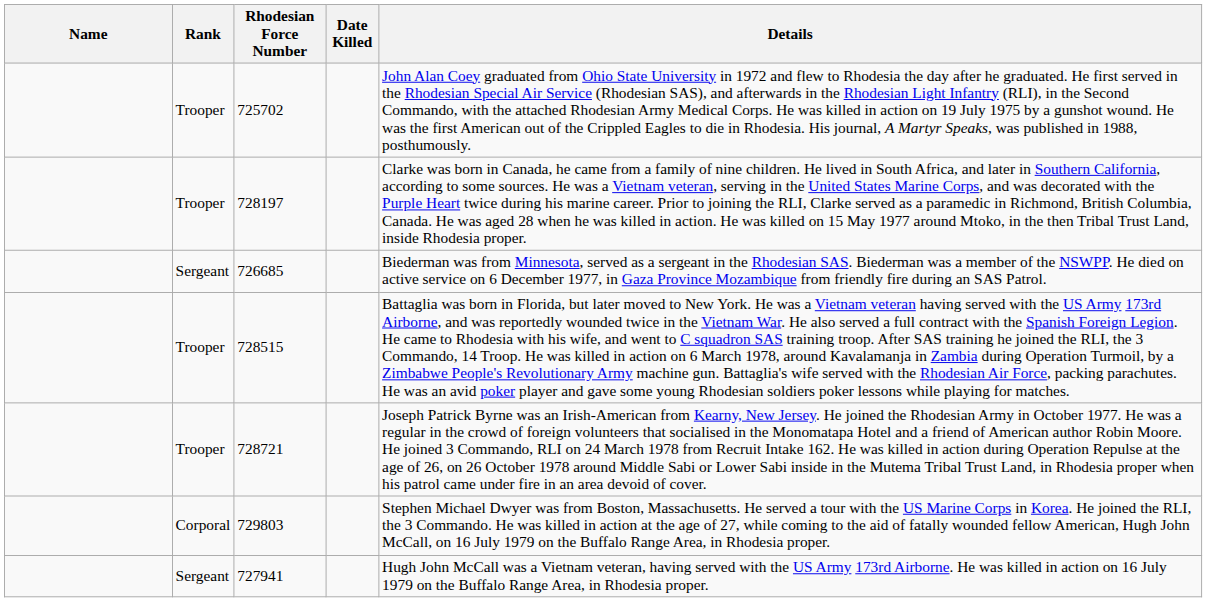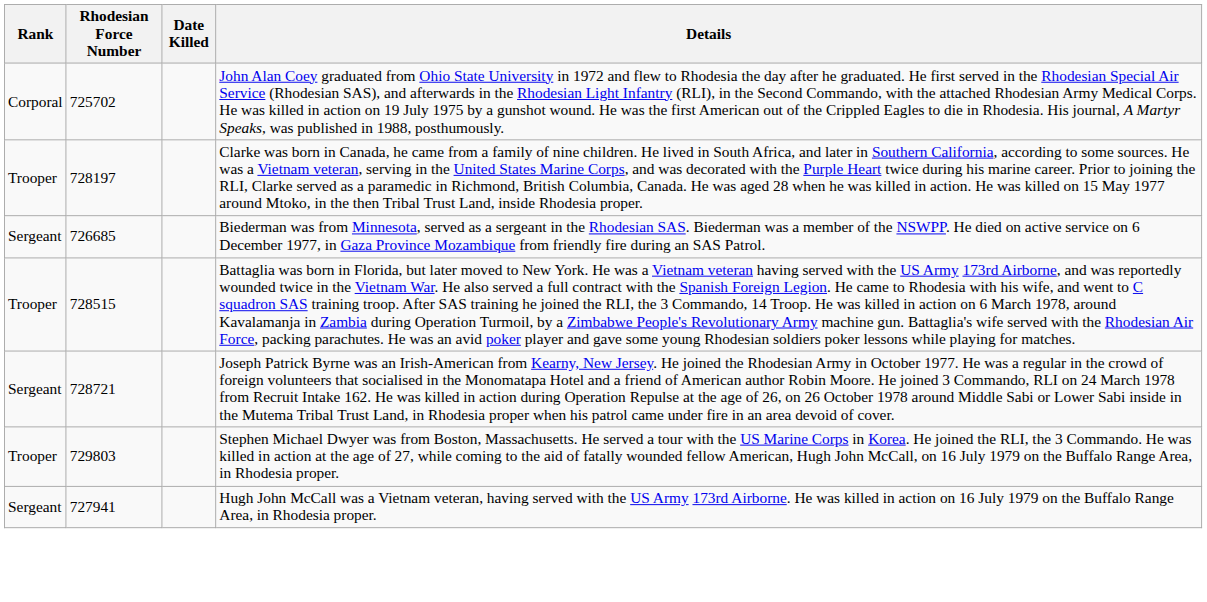- column: (88, 33)
(200, 110) Trooper -> (35, 101) Corporal
(200, 449) Trooper -> (35, 389) Sergeant
(203, 525) Corporal -> (32, 456) Trooper
